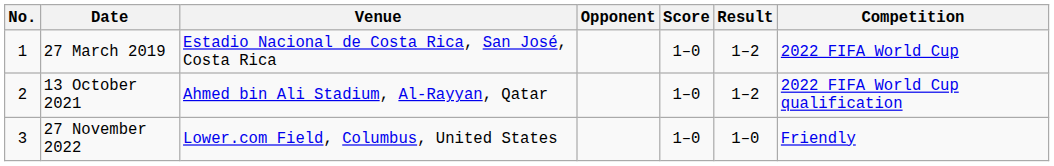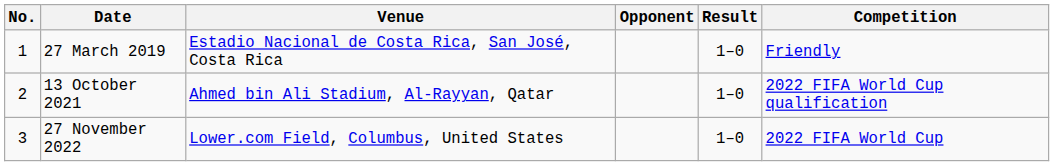- column: (686, 17)
(745, 52) 1–2 -> (730, 52) 1–0
(870, 52) 2022 FIFA World Cup -> (803, 52) Friendly
(745, 95) 1–2 -> (730, 95) 1–0
(818, 139) Friendly -> (855, 139) 2022 FIFA World Cup
